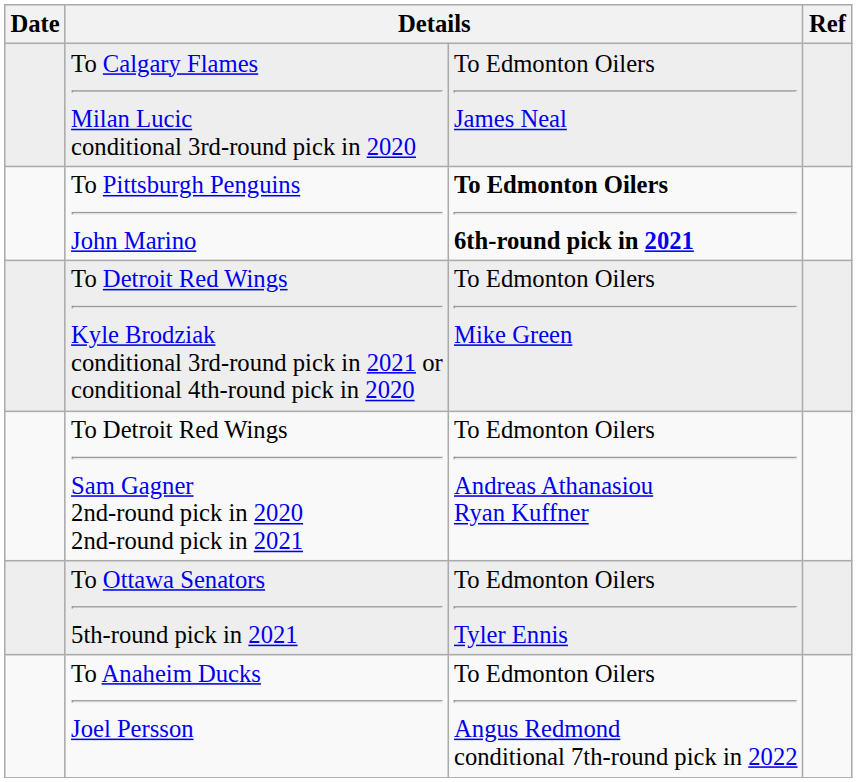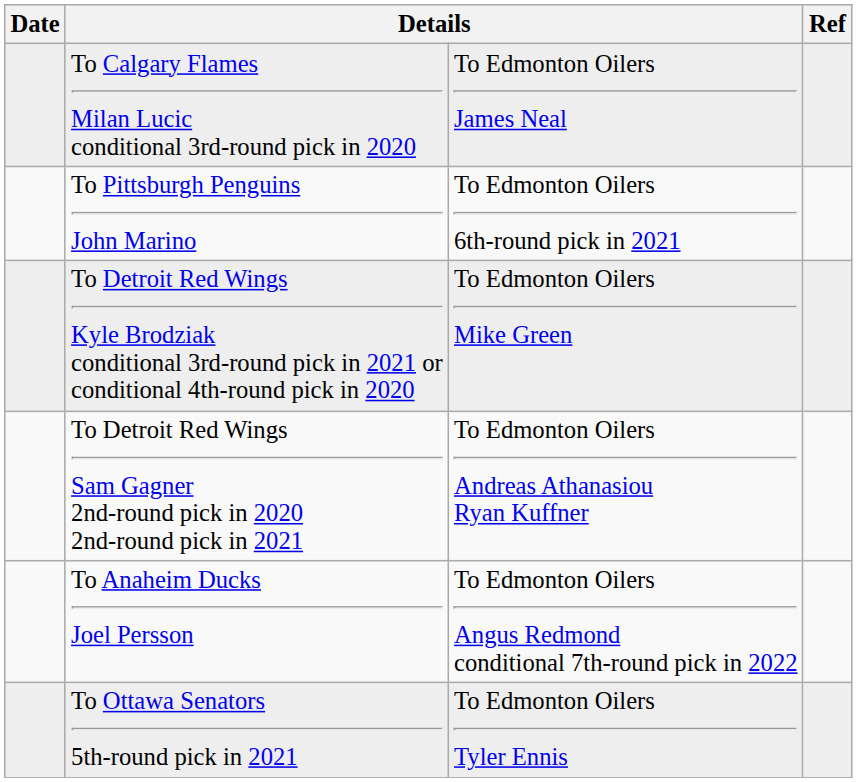(626, 213) bold -> (626, 213) normal
rows swapped: (257, 607) <-> (257, 702)
